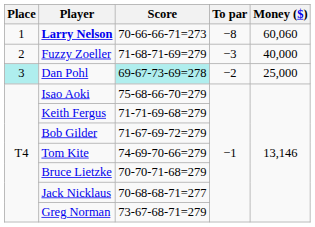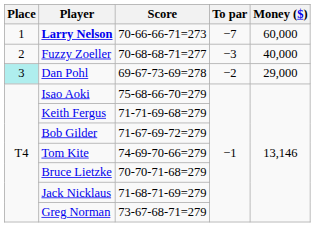(230, 34) −8 -> (230, 34) −7
(280, 34) 60,060 -> (280, 34) 60,000
(162, 53) 71-68-71-69=279 -> (162, 53) 70-68-68-71=277
(162, 73) paleturquoise background -> (162, 73) no background
(280, 73) 25,000 -> (280, 73) 29,000
(162, 192) 70-68-68-71=277 -> (162, 192) 71-68-71-69=279
